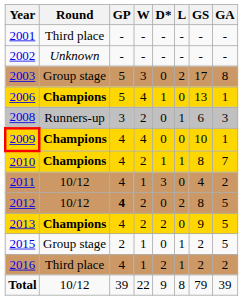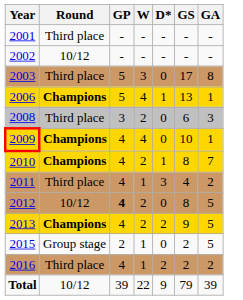- column: (182, 14)
(75, 55) Unknown -> (75, 55) 10/12
(75, 76) Group stage -> (75, 76) Third place
(75, 117) Runners-up -> (75, 117) Third place
(75, 182) 10/12 -> (75, 182) Third place
